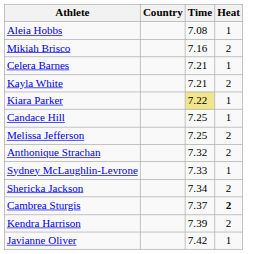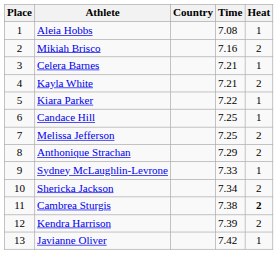+ column: (19, 13)
(198, 100) khaki background -> (228, 100) no background
(198, 153) 7.32 -> (228, 153) 7.29
(198, 205) 7.37 -> (228, 205) 7.38
